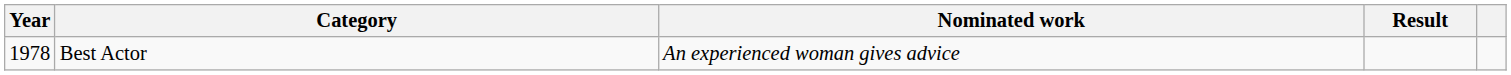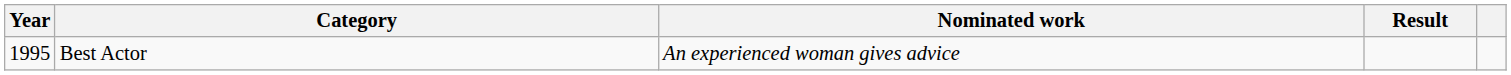(30, 53) 1978 -> (30, 53) 1995
